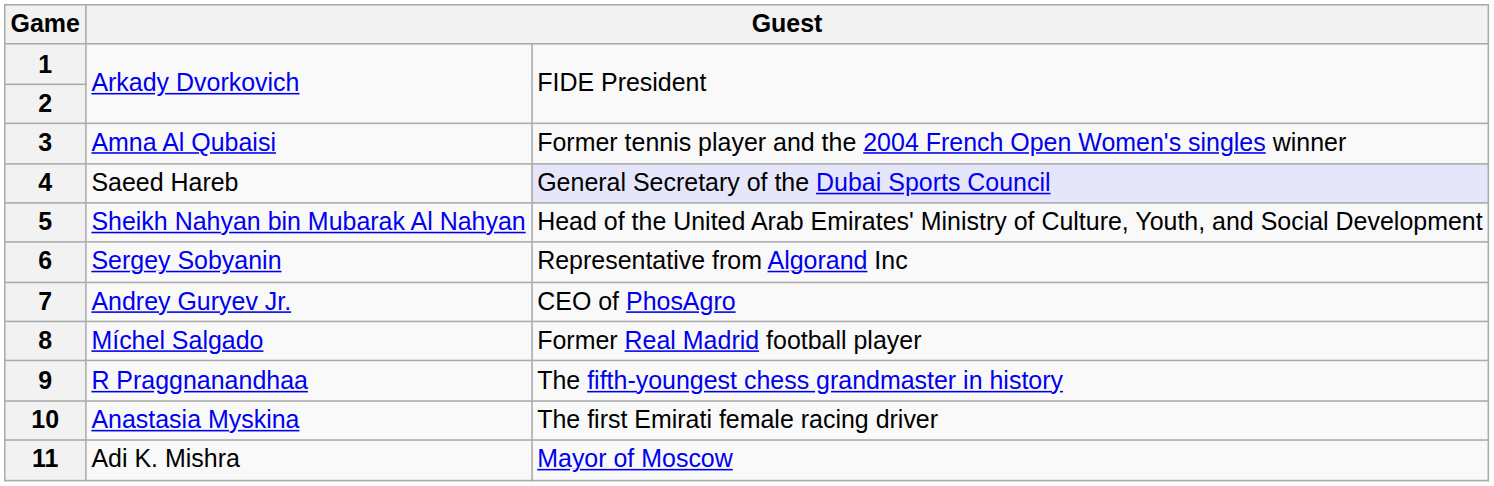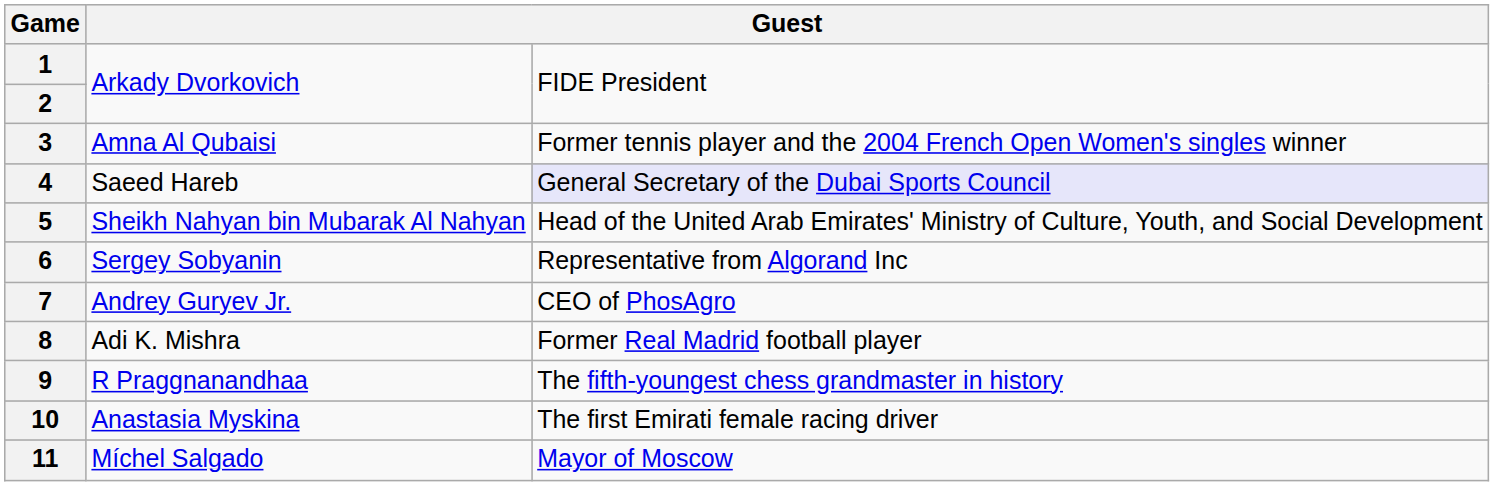(177, 340) Míchel Salgado -> (166, 340) Adi K. Mishra
(166, 459) Adi K. Mishra -> (177, 459) Míchel Salgado
